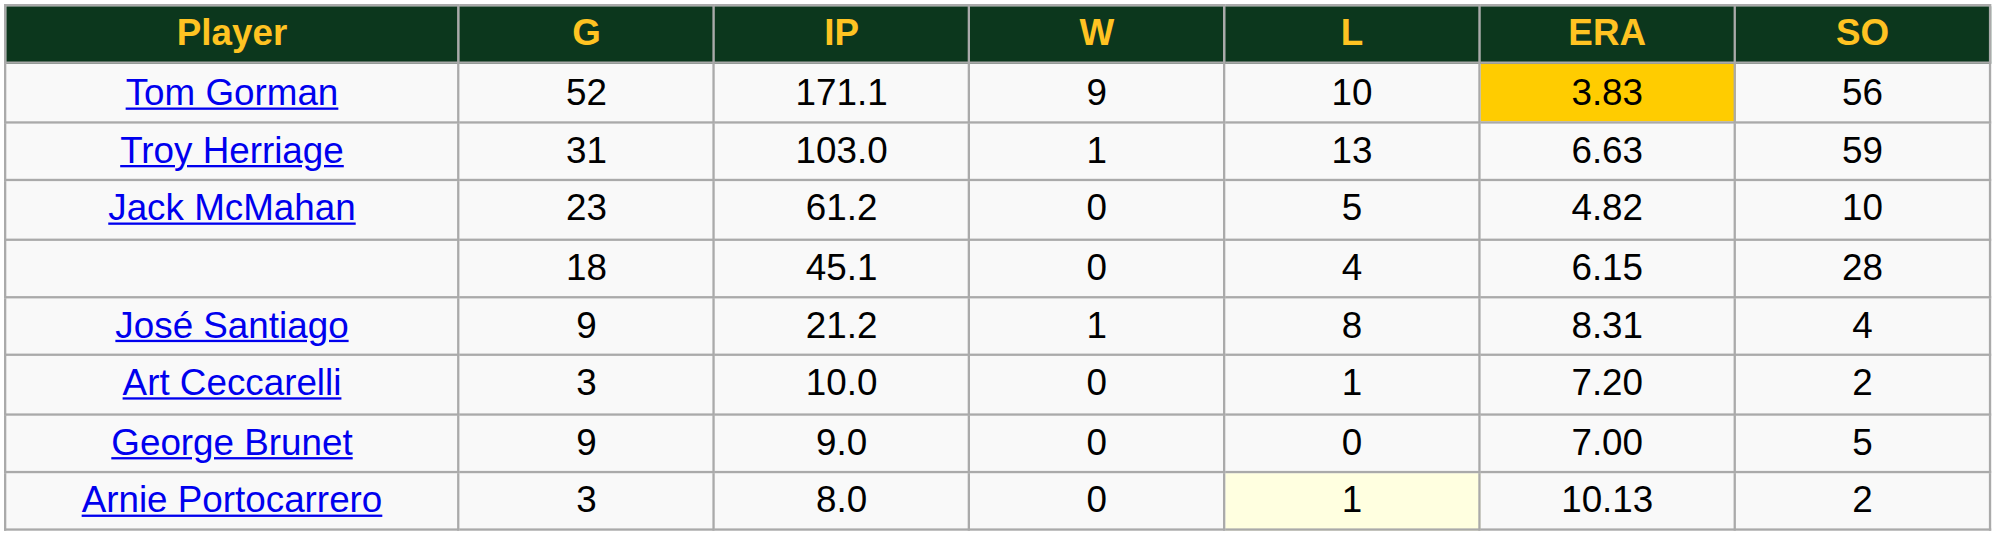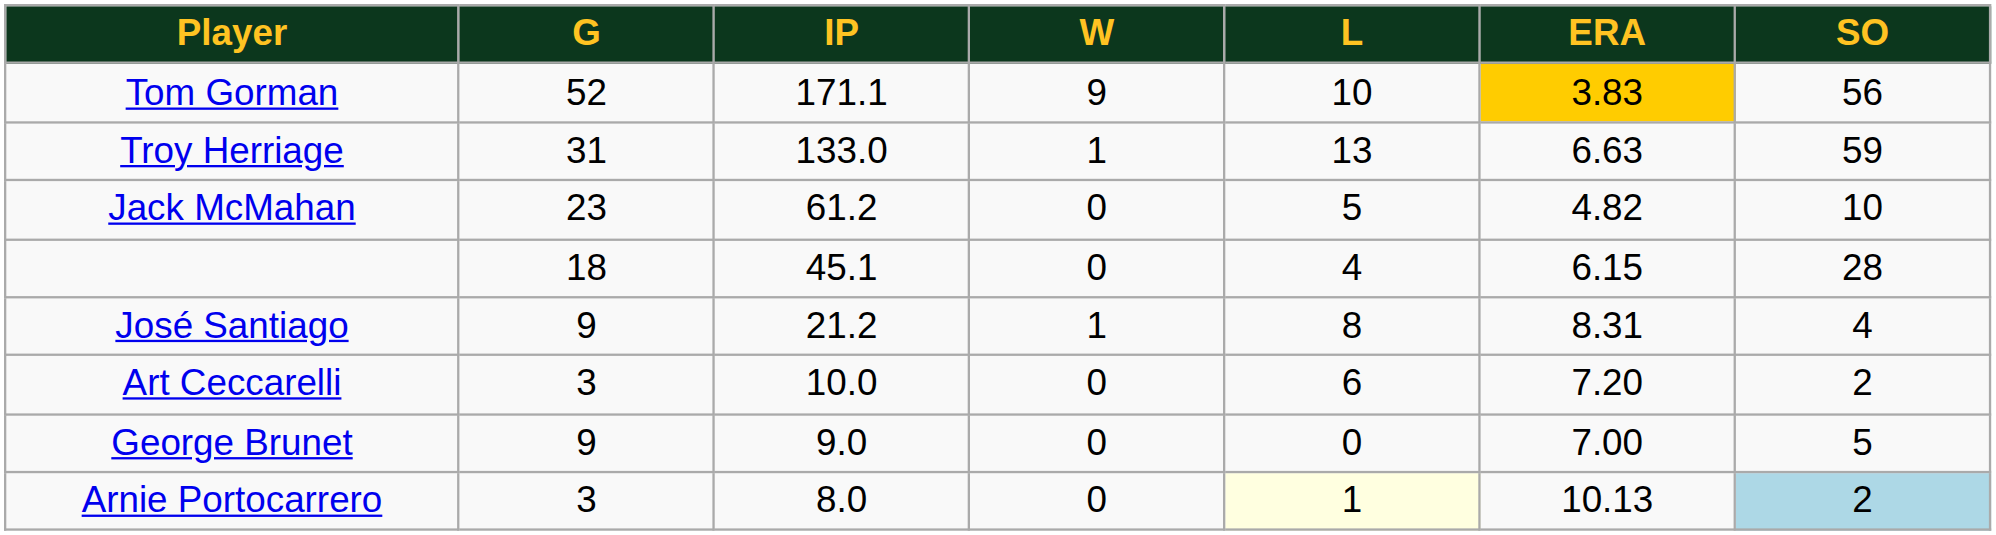(842, 150) 103.0 -> (842, 150) 133.0
(1352, 383) 1 -> (1352, 383) 6
(1863, 500) no background -> (1863, 500) lightblue background
